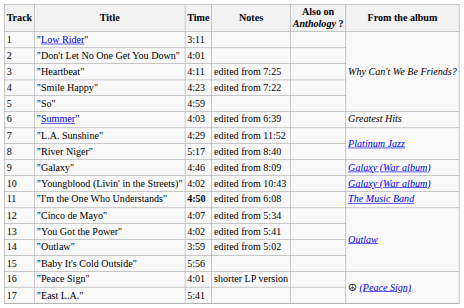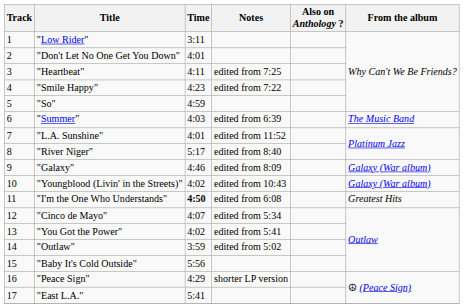(375, 119) Greatest Hits -> (381, 119) The Music Band
(196, 135) 4:29 -> (196, 135) 4:01
(381, 199) The Music Band -> (375, 199) Greatest Hits
(196, 279) 4:01 -> (196, 279) 4:29
